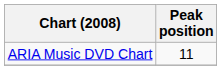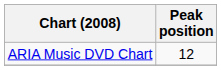(186, 53) 11 -> (186, 53) 12
